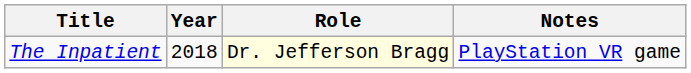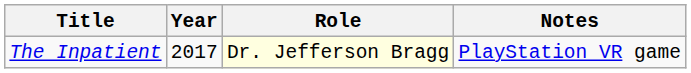(194, 52) 2018 -> (194, 52) 2017
